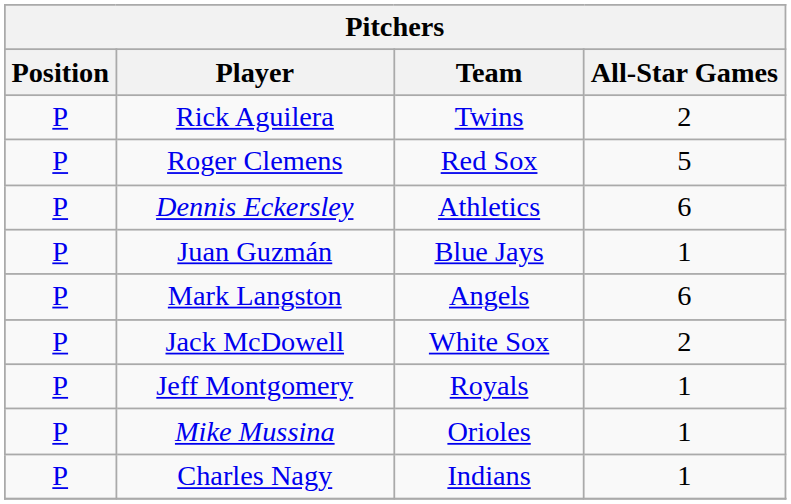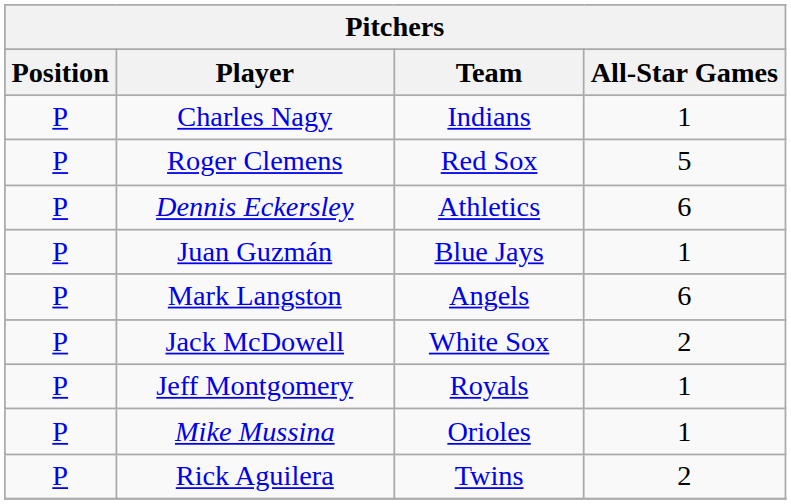rows swapped: (255, 116) <-> (255, 476)
